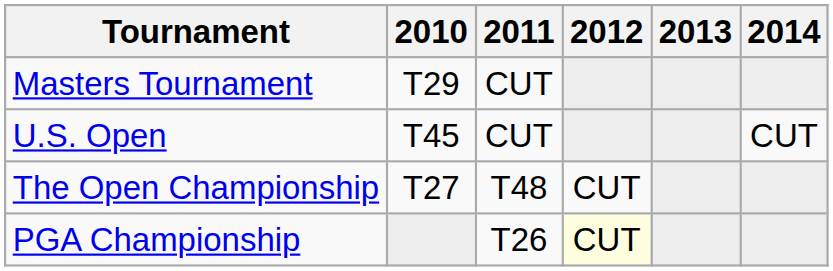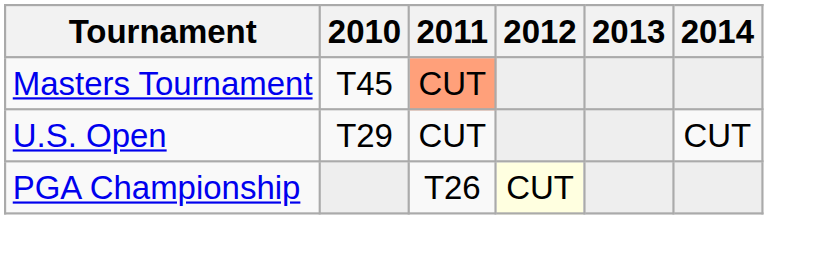(431, 84) T29 -> (365, 84) T45
(519, 84) no background -> (452, 84) lightsalmon background
(431, 136) T45 -> (365, 136) T29
- row: (196, 188)
